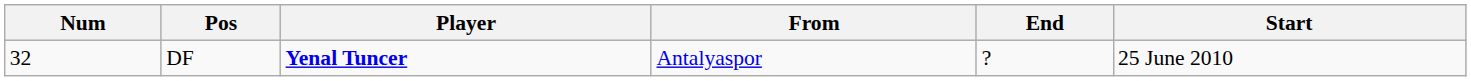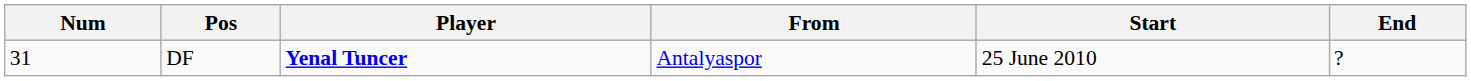columns swapped: (1289, 22) <-> (1045, 22)
(21, 58) 32 -> (21, 58) 31
